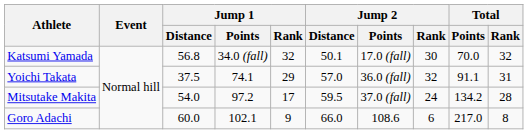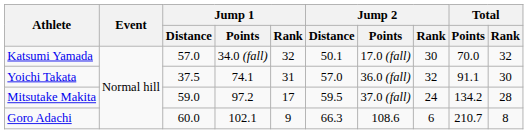(189, 56) 56.8 -> (189, 56) 57.0
(288, 77) 29 -> (288, 77) 31
(505, 77) 31 -> (505, 77) 30
(189, 97) 54.0 -> (189, 97) 59.0
(332, 118) 66.0 -> (332, 118) 66.3
(468, 118) 217.0 -> (468, 118) 210.7
